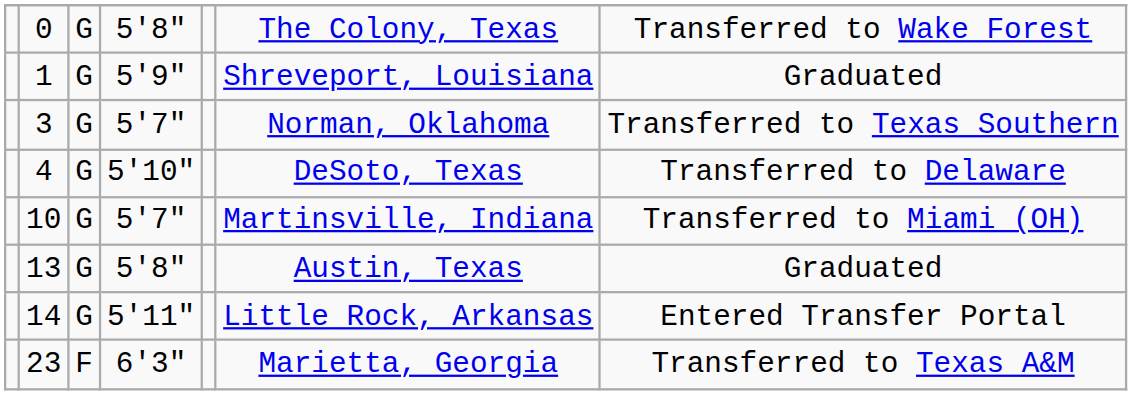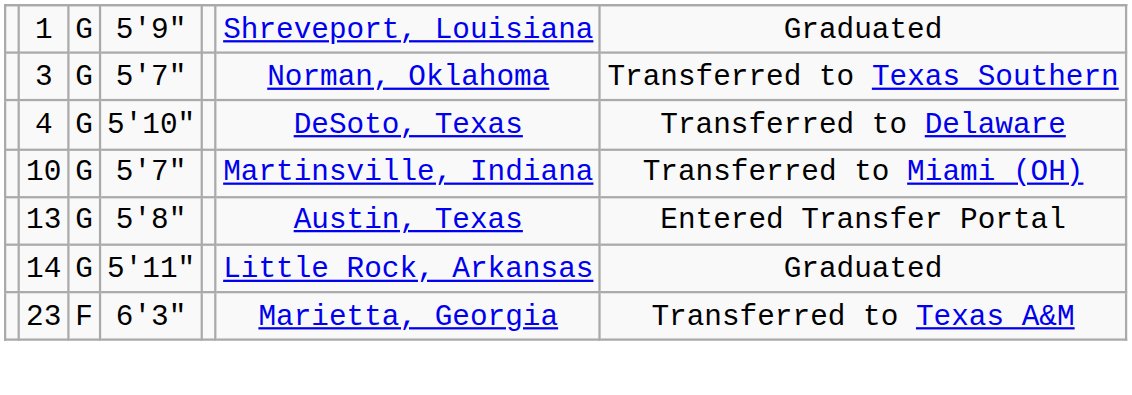- row: (44, 29)
(863, 268) Graduated -> (863, 221) Entered Transfer Portal
(863, 316) Entered Transfer Portal -> (863, 268) Graduated
